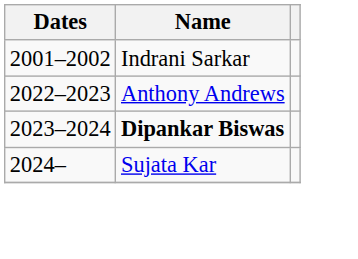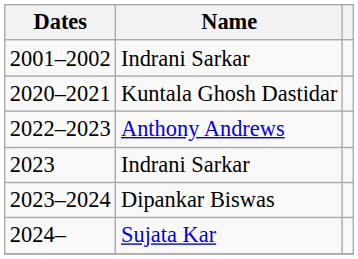+ row: (60, 93)
+ row: (32, 164)
(203, 128) bold -> (198, 199) normal
